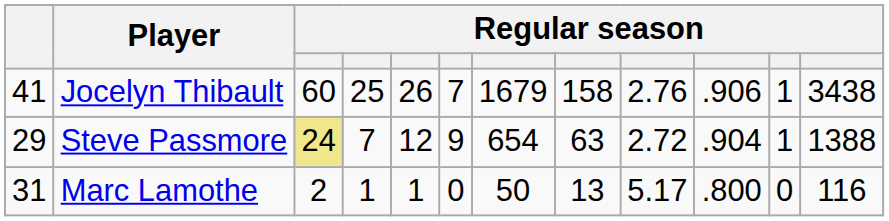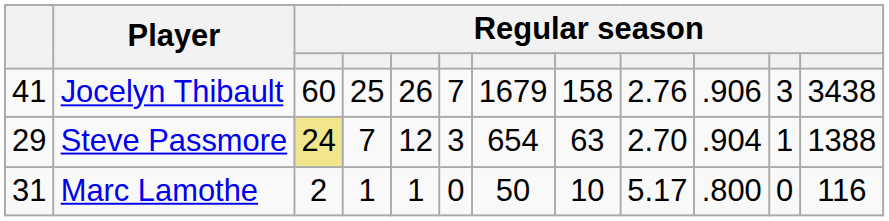(785, 92) 1 -> (785, 92) 3
(456, 141) 9 -> (456, 141) 3
(657, 141) 2.72 -> (657, 141) 2.70
(587, 190) 13 -> (587, 190) 10
